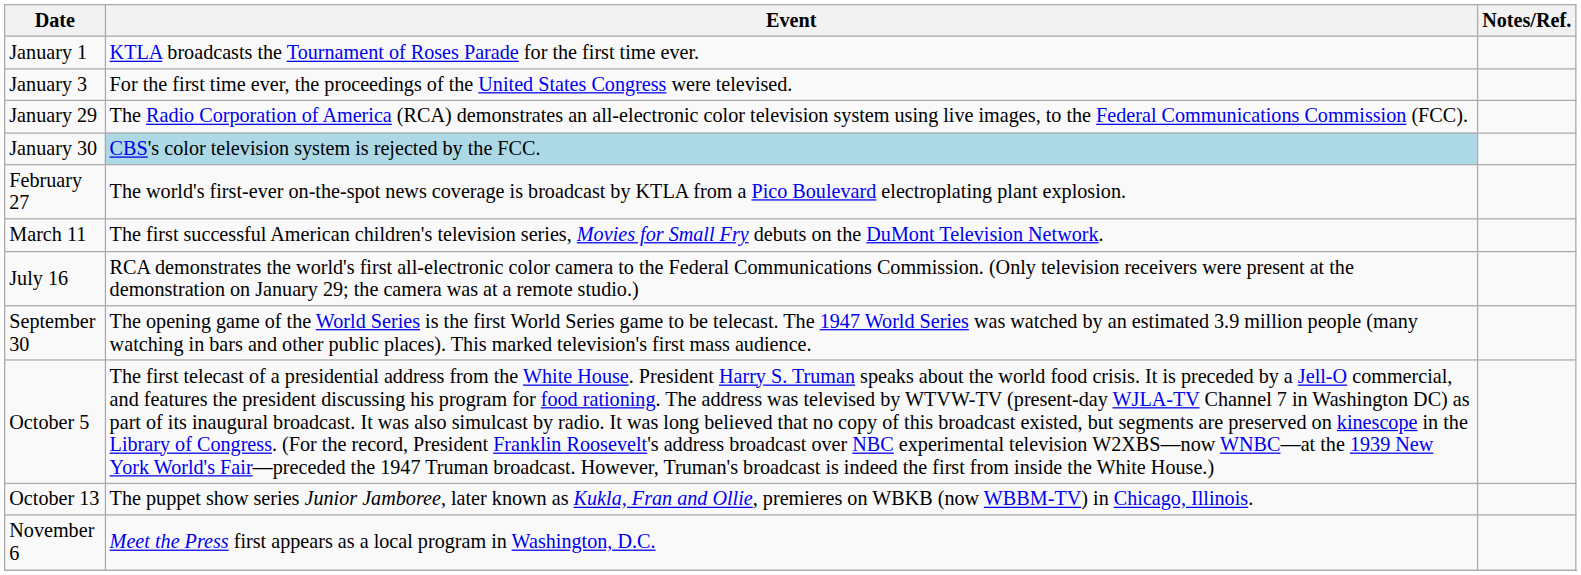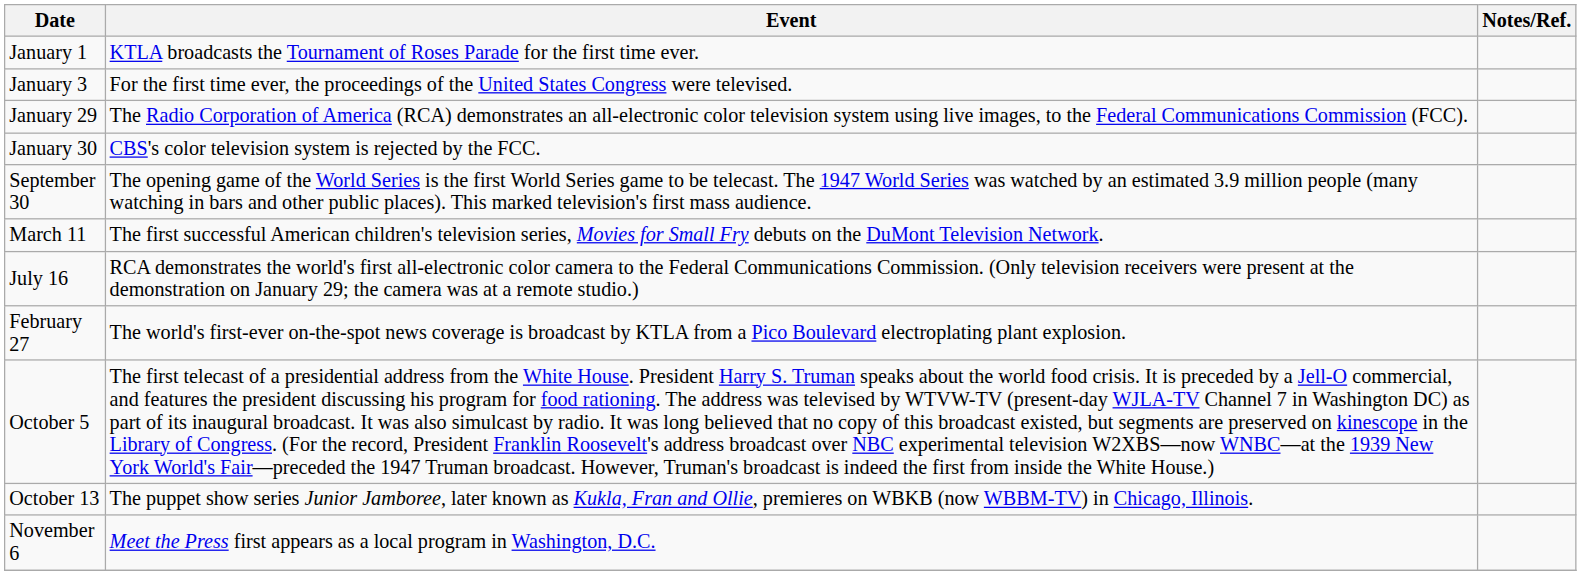(325, 148) lightblue background -> (325, 148) no background
rows swapped: (46, 191) <-> (52, 332)
